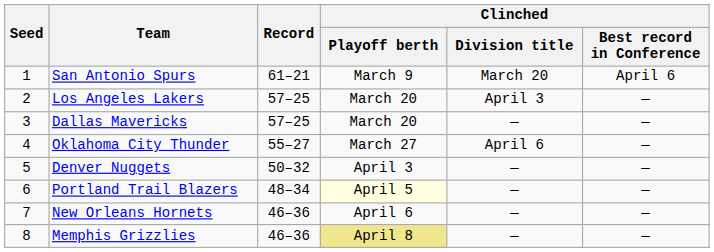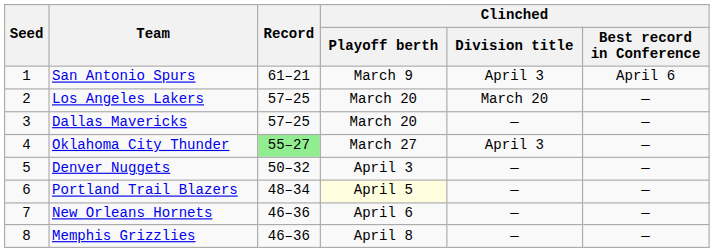(514, 78) March 20 -> (514, 78) April 3
(514, 100) April 3 -> (514, 100) March 20
(289, 146) no background -> (289, 146) lightgreen background
(514, 146) April 6 -> (514, 146) April 3
(383, 237) khaki background -> (383, 237) no background
